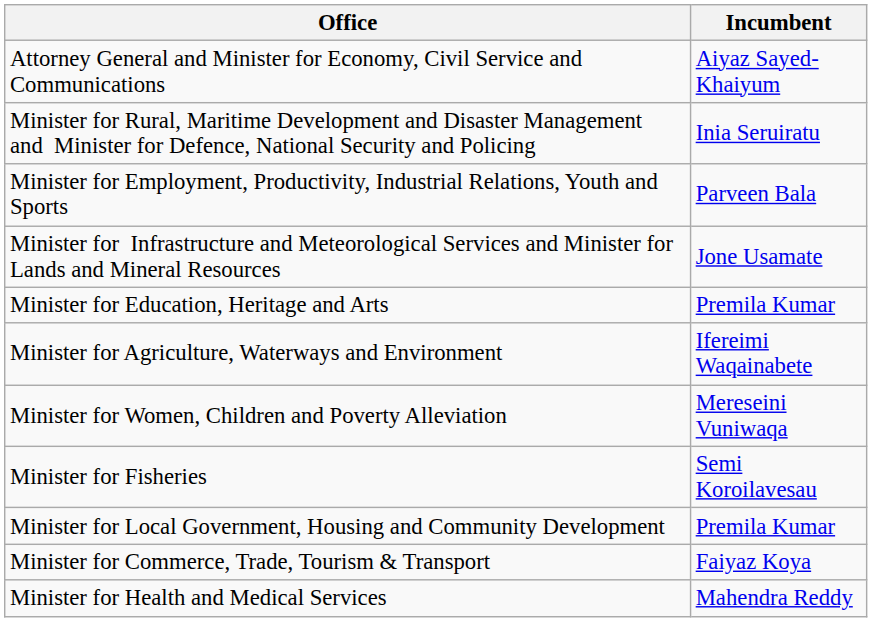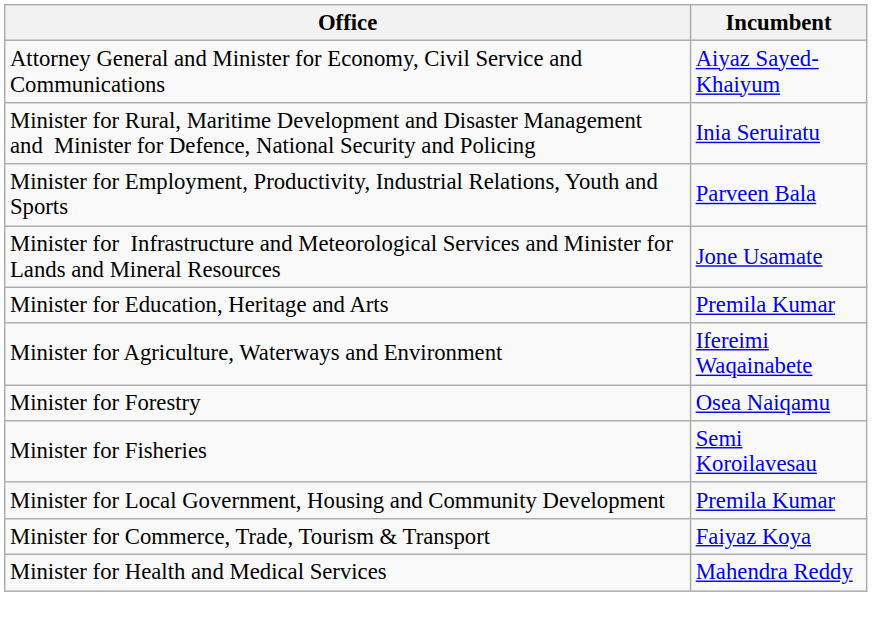- row: (258, 415)
+ row: (105, 402)
